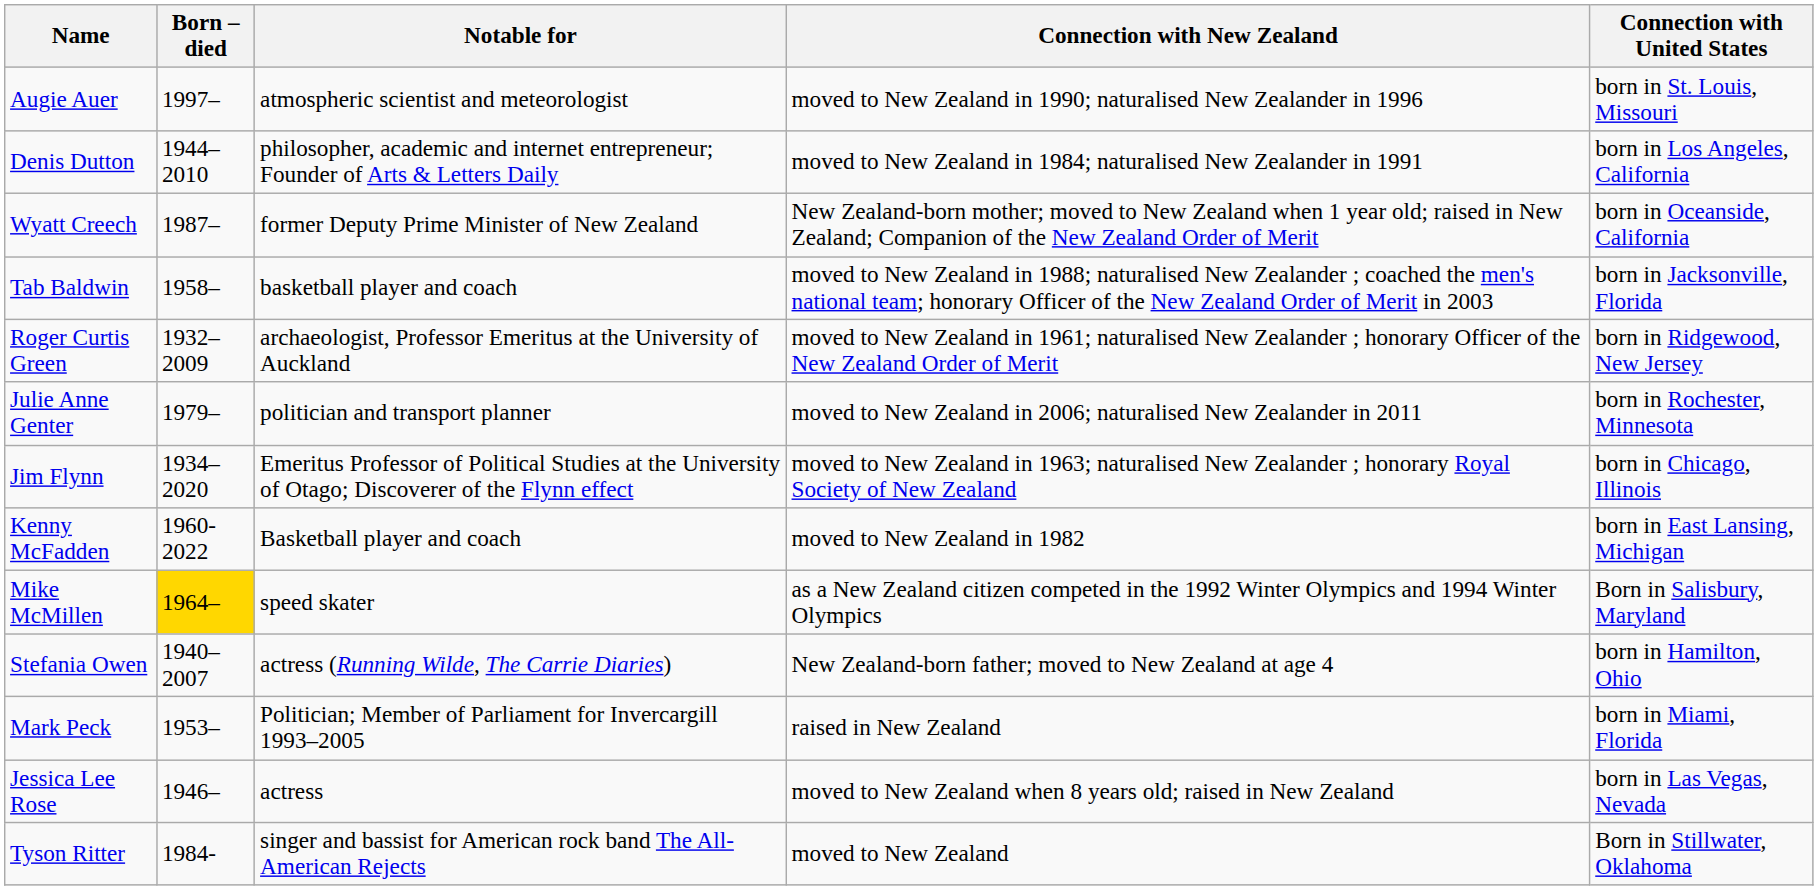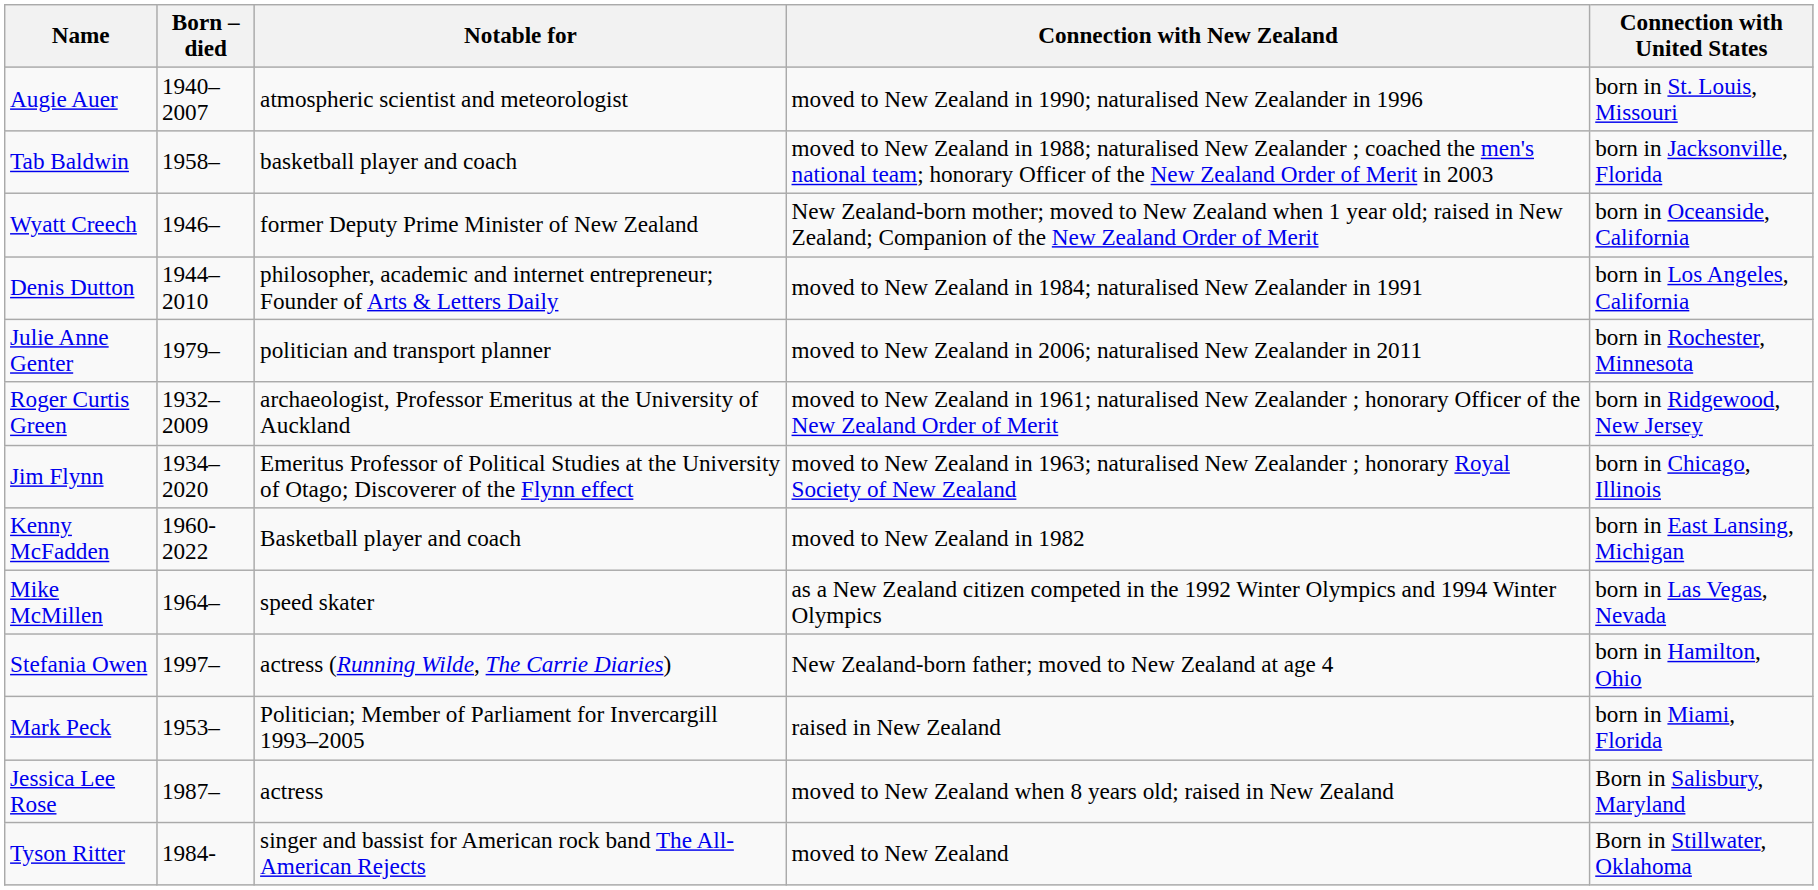(191, 98) 1997– -> (191, 98) 1940–2007
rows swapped: (70, 287) <-> (72, 161)
(191, 224) 1987– -> (191, 224) 1946–
rows swapped: (59, 413) <-> (70, 350)
(191, 601) gold background -> (191, 601) no background
(1679, 601) Born in Salisbury, Maryland -> (1681, 601) born in Las Vegas, Nevada
(191, 664) 1940–2007 -> (191, 664) 1997–
(191, 790) 1946– -> (191, 790) 1987–
(1681, 790) born in Las Vegas, Nevada -> (1679, 790) Born in Salisbury, Maryland
